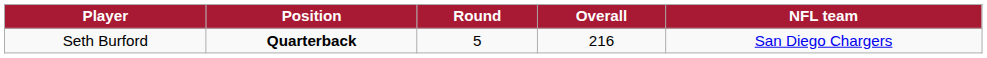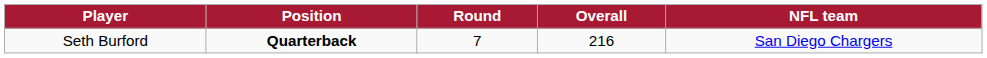(477, 40) 5 -> (477, 40) 7
